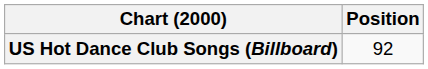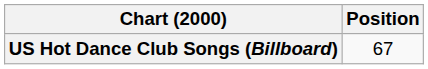(383, 48) 92 -> (383, 48) 67
